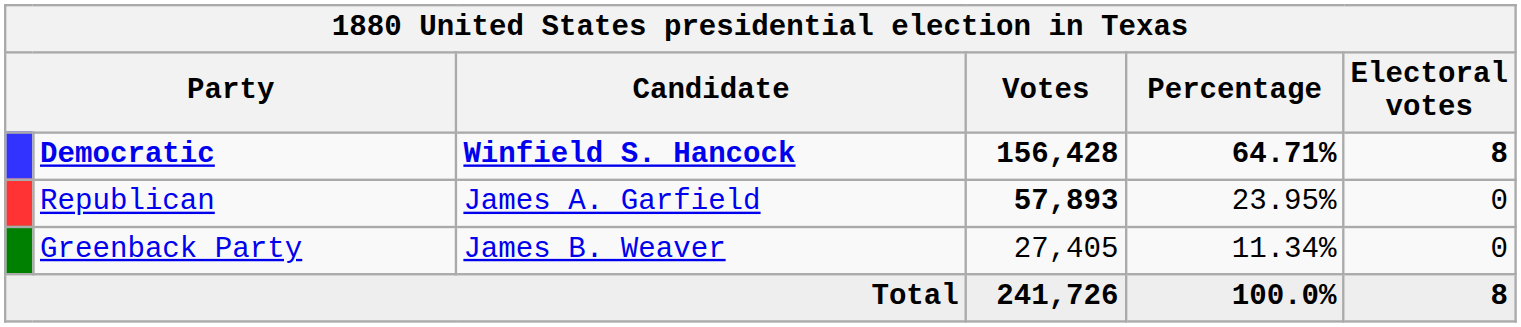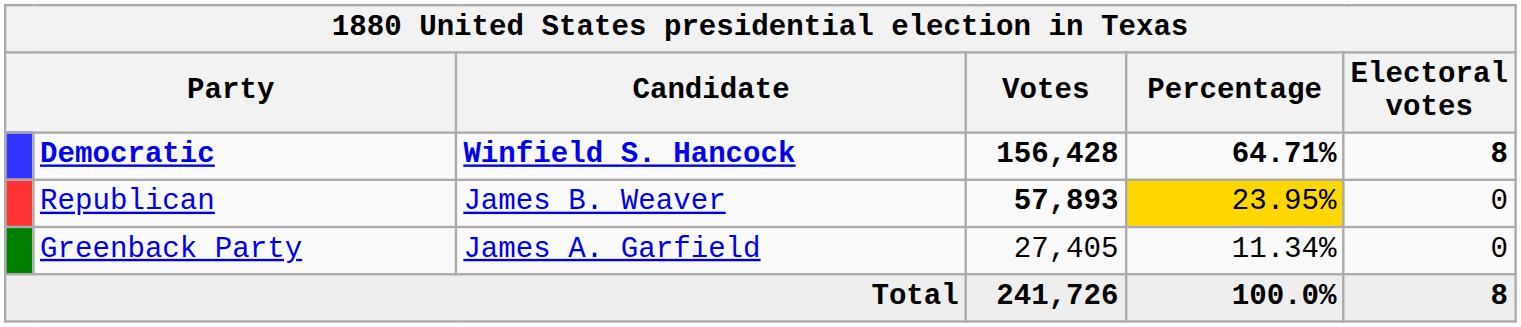(612, 203) James A. Garfield -> (595, 203) James B. Weaver
(1284, 203) no background -> (1284, 203) gold background
(595, 250) James B. Weaver -> (612, 250) James A. Garfield
